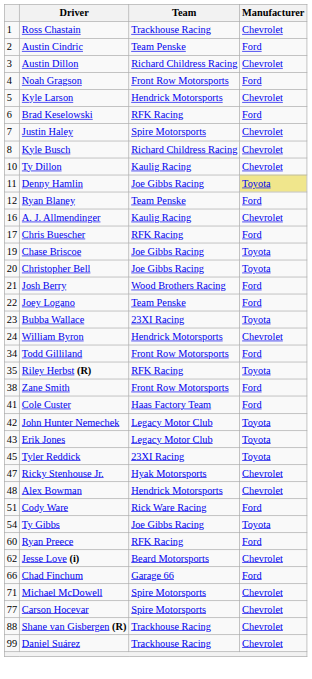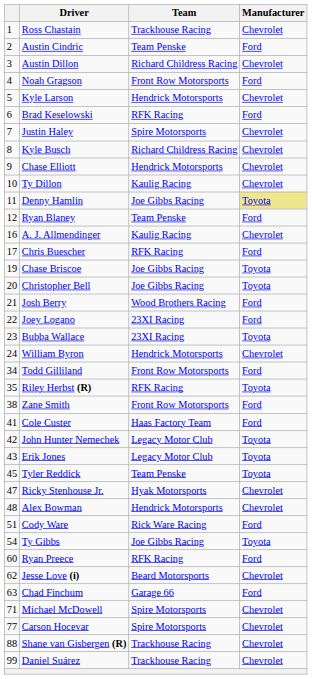+ row: (49, 166)
(158, 302) Team Penske -> (158, 319) 23XI Racing
(158, 456) 23XI Racing -> (158, 473) Team Penske
(12, 575) 66 -> (12, 592) 63
